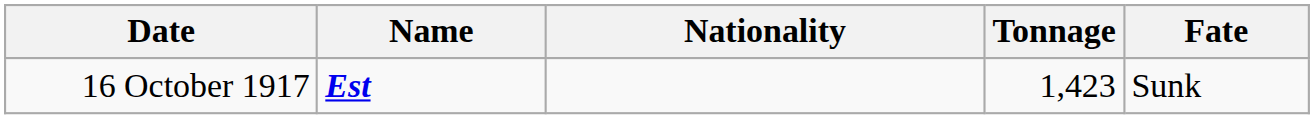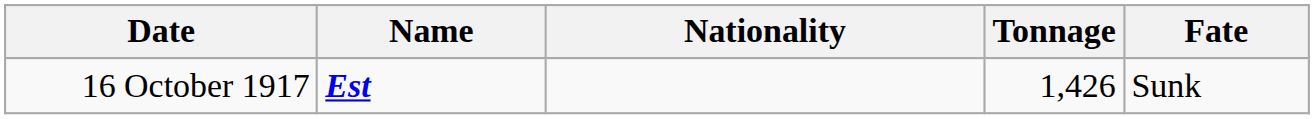(1078, 85) 1,423 -> (1078, 85) 1,426
